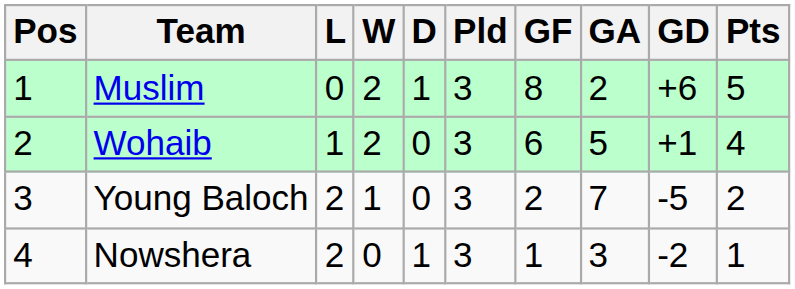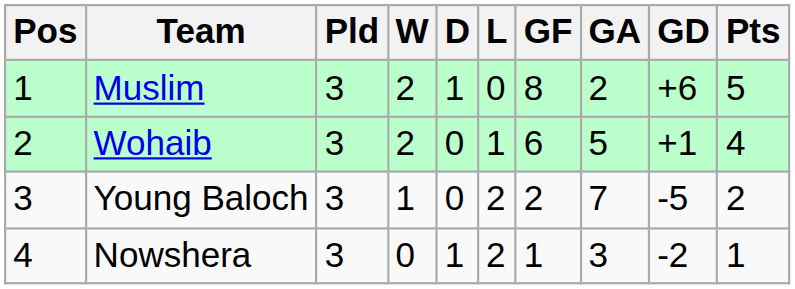columns swapped: (480, 32) <-> (335, 32)
